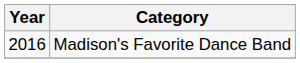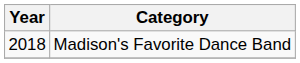(27, 44) 2016 -> (27, 44) 2018
